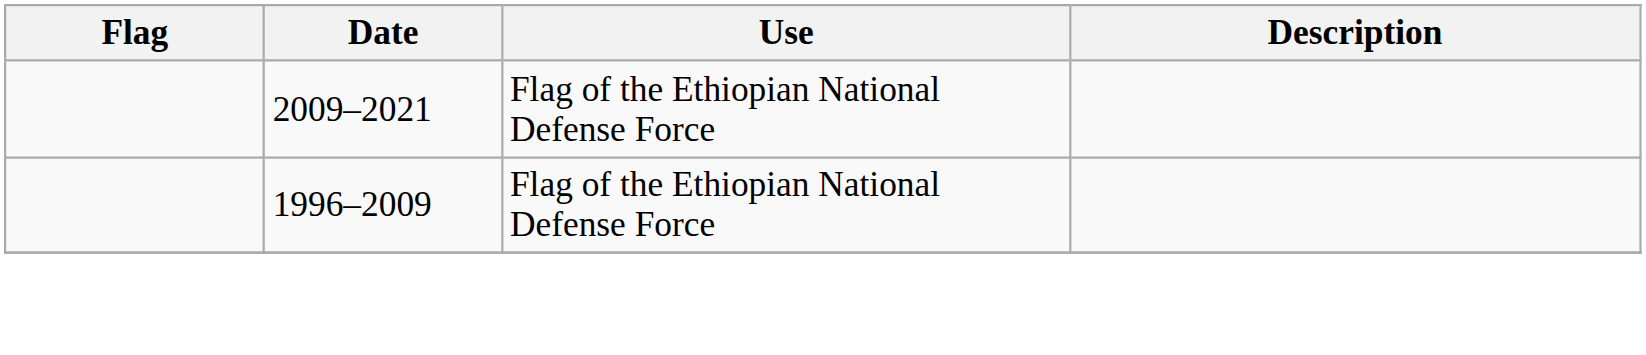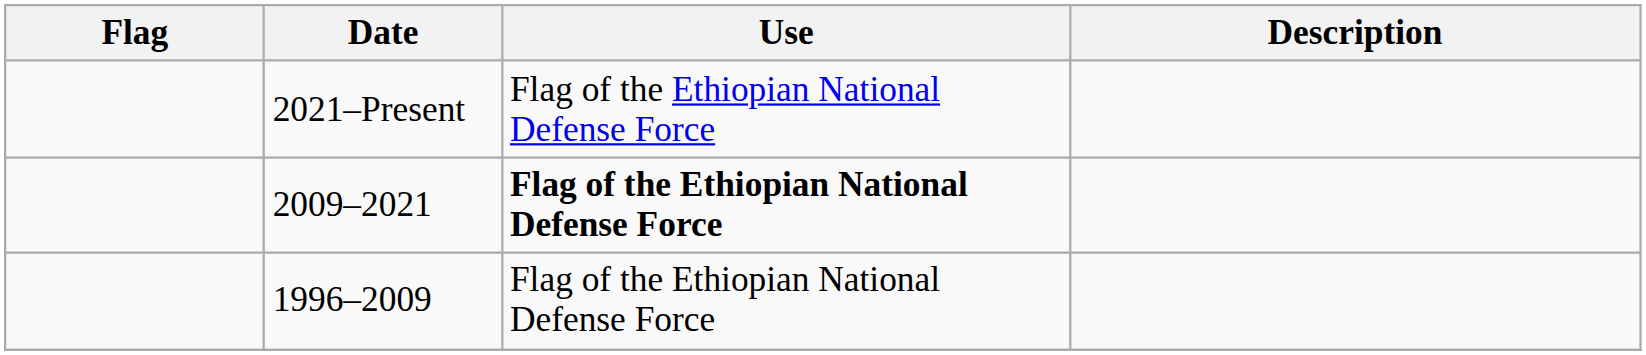+ row: (369, 108)
(725, 108) normal -> (739, 204) bold
